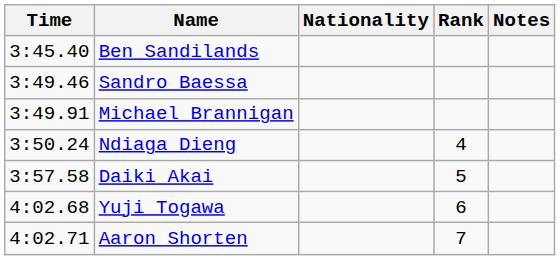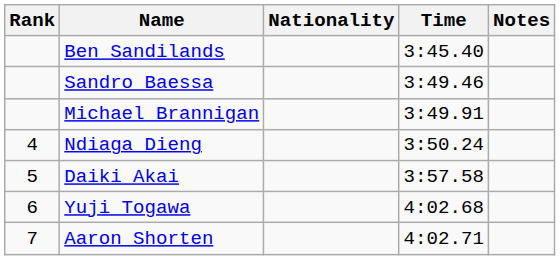columns swapped: (461, 20) <-> (49, 20)
